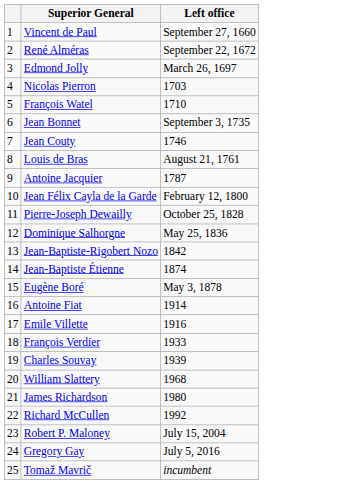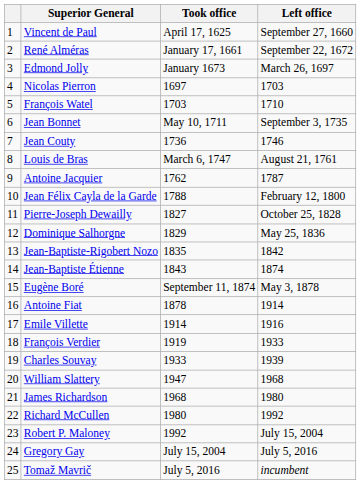+ column: (209, 13)
